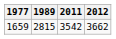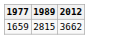- column: (71, 12)
